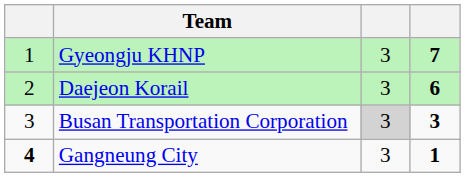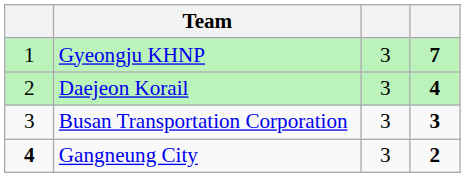(435, 88) 6 -> (435, 88) 4
(385, 121) lightgrey background -> (385, 121) no background
(435, 155) 1 -> (435, 155) 2
